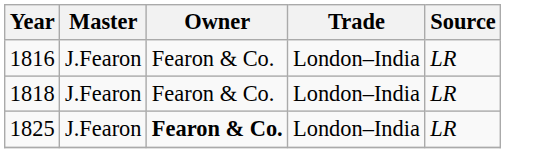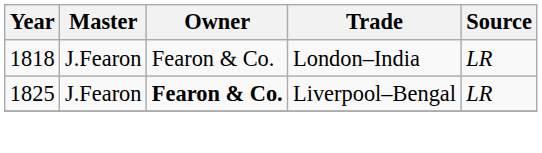- row: (32, 57)
(356, 128) London–India -> (375, 93) Liverpool–Bengal
